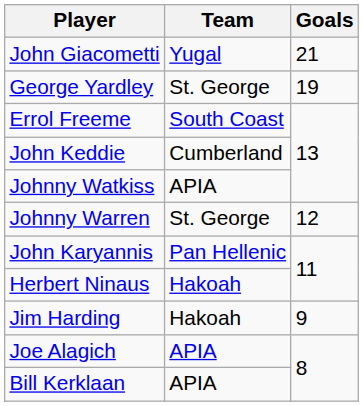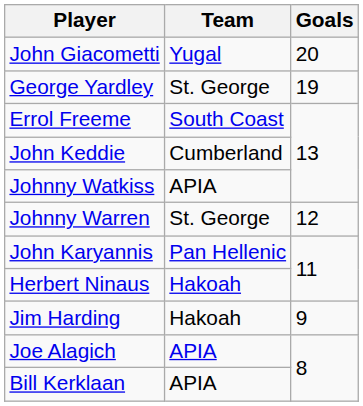(307, 53) 21 -> (307, 53) 20
